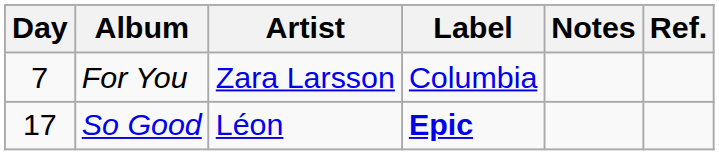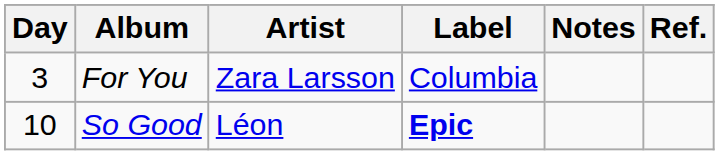(40, 76) 7 -> (40, 76) 3
(40, 125) 17 -> (40, 125) 10
